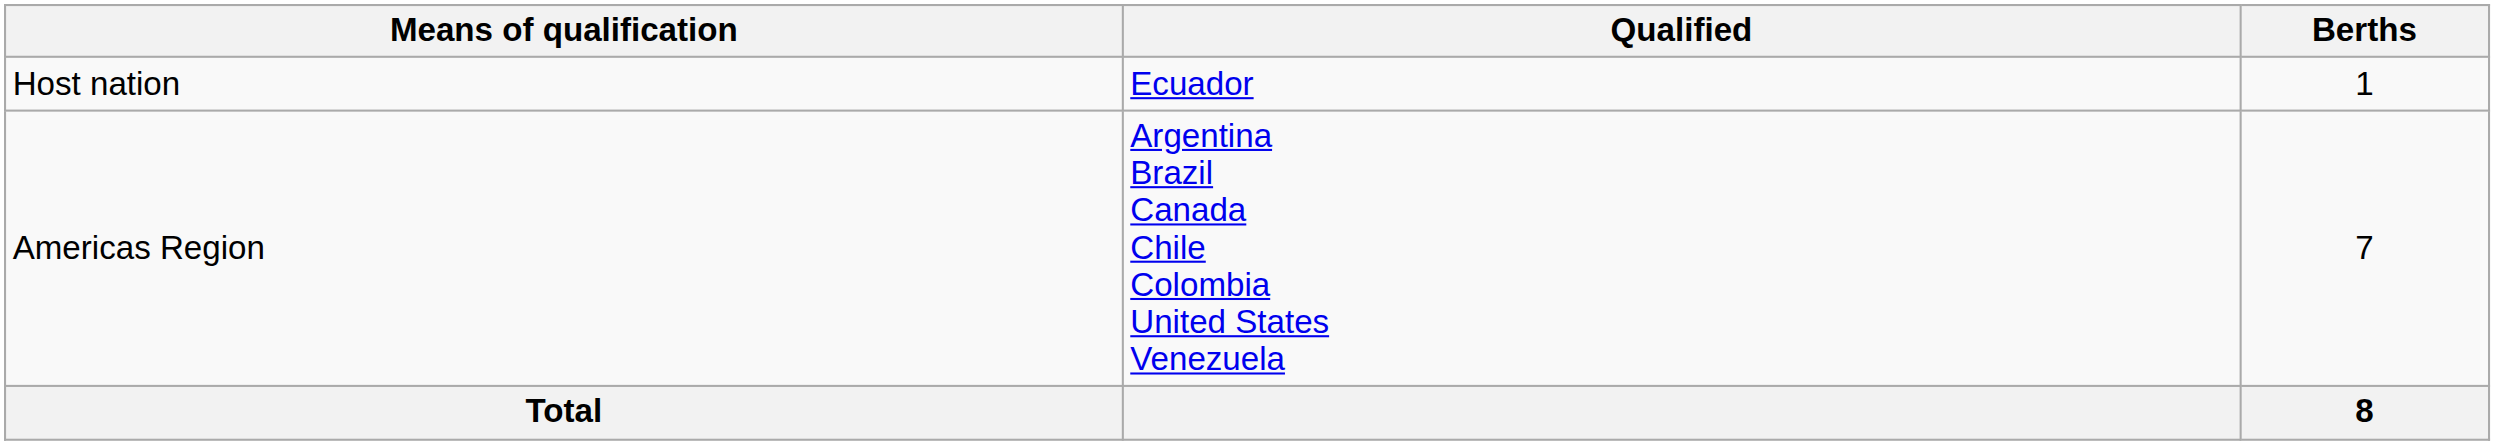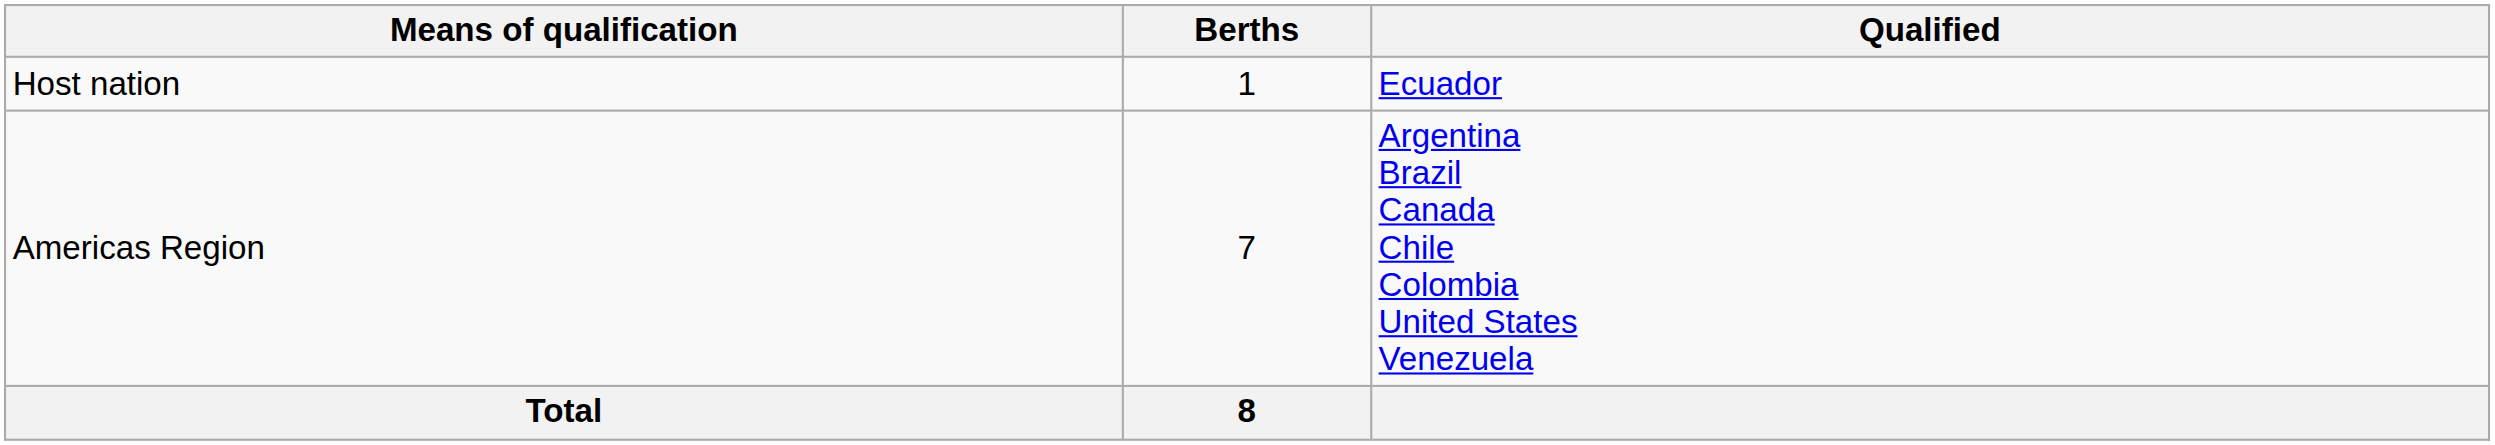columns swapped: (2364, 30) <-> (1681, 30)
